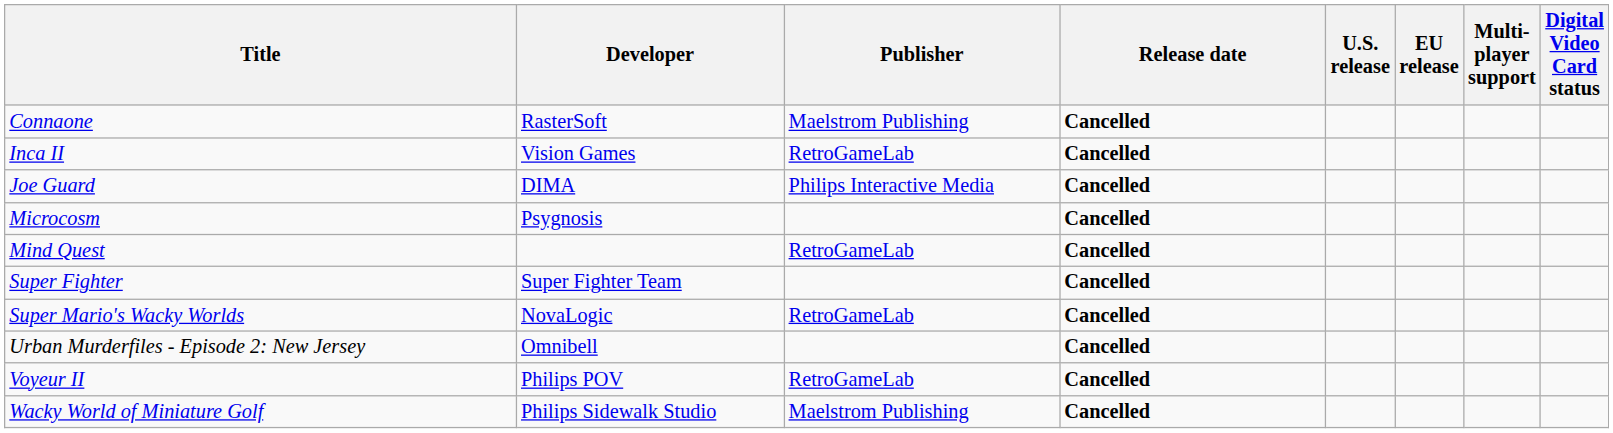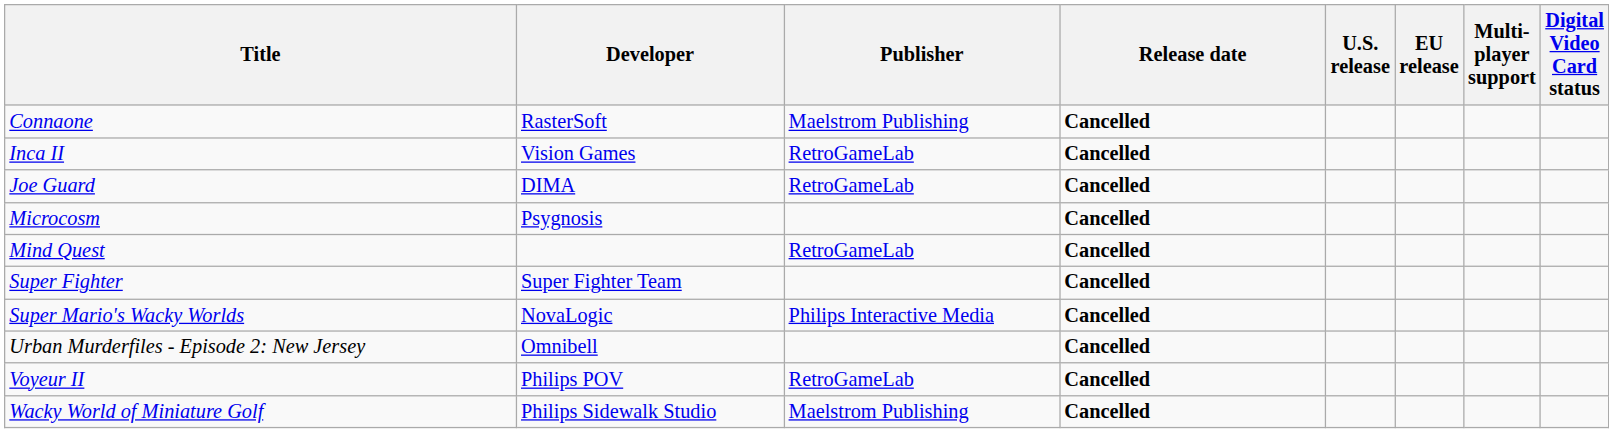(891, 185) Philips Interactive Media -> (851, 185) RetroGameLab
(851, 314) RetroGameLab -> (891, 314) Philips Interactive Media
